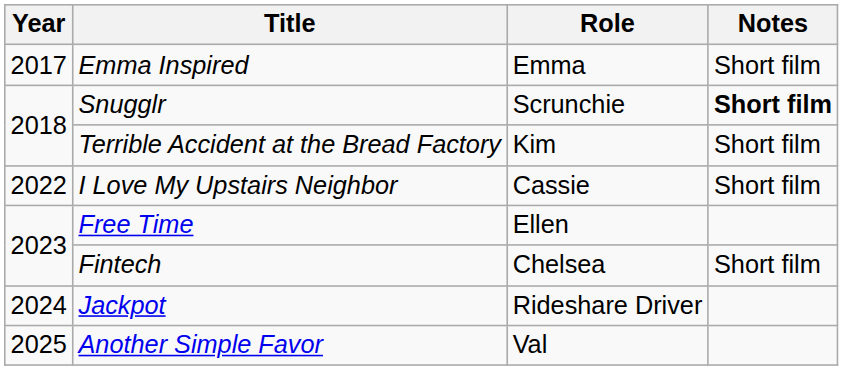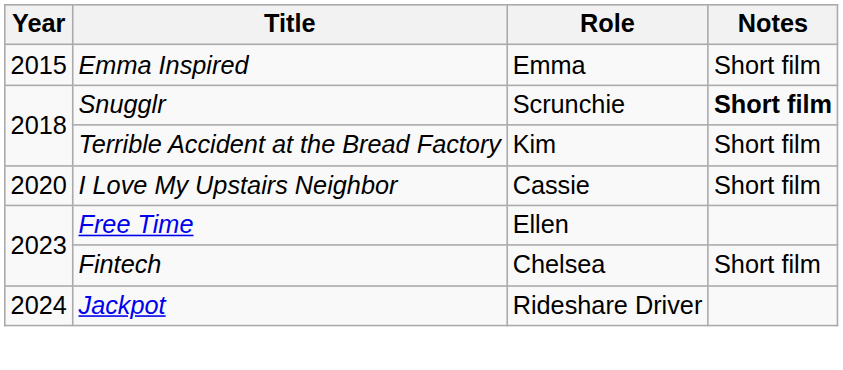(39, 64) 2017 -> (39, 64) 2015
(39, 184) 2022 -> (39, 184) 2020
- row: (201, 345)
